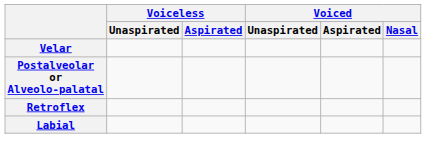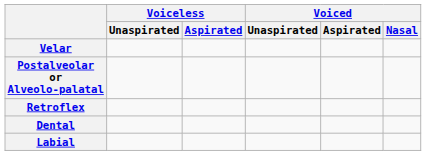+ row: (56, 125)
